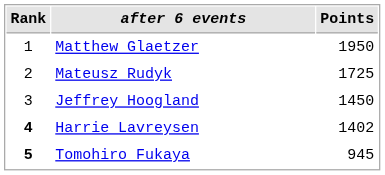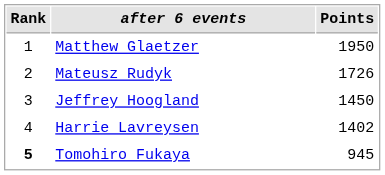(356, 74) 1725 -> (356, 74) 1726
(28, 128) bold -> (28, 128) normal
